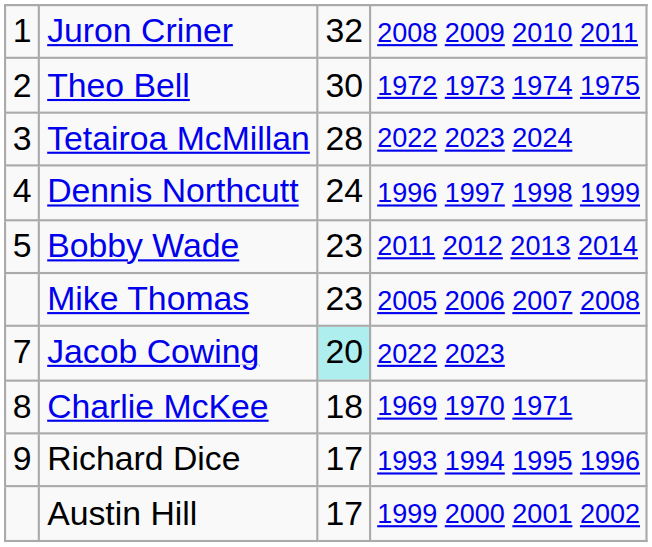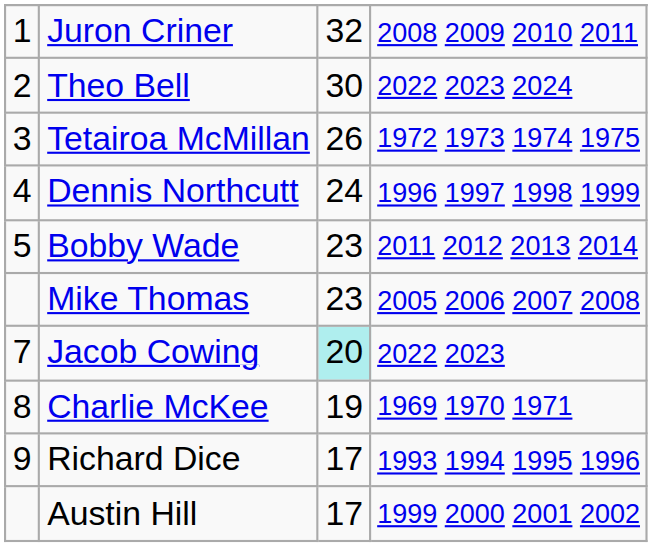(509, 85) 1972 1973 1974 1975 -> (475, 85) 2022 2023 2024
(344, 138) 28 -> (344, 138) 26
(475, 139) 2022 2023 2024 -> (509, 139) 1972 1973 1974 1975
(344, 406) 18 -> (344, 406) 19
